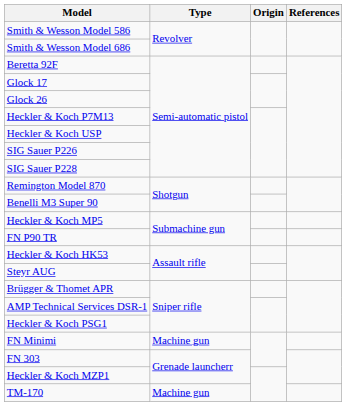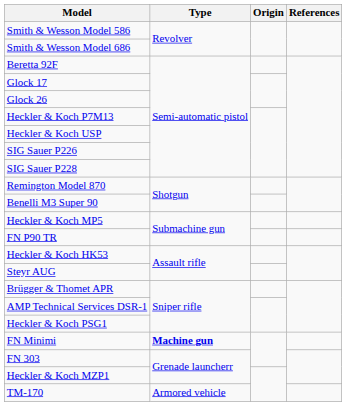(181, 340) normal -> (183, 340) bold
(181, 392) Machine gun -> (189, 392) Armored vehicle
